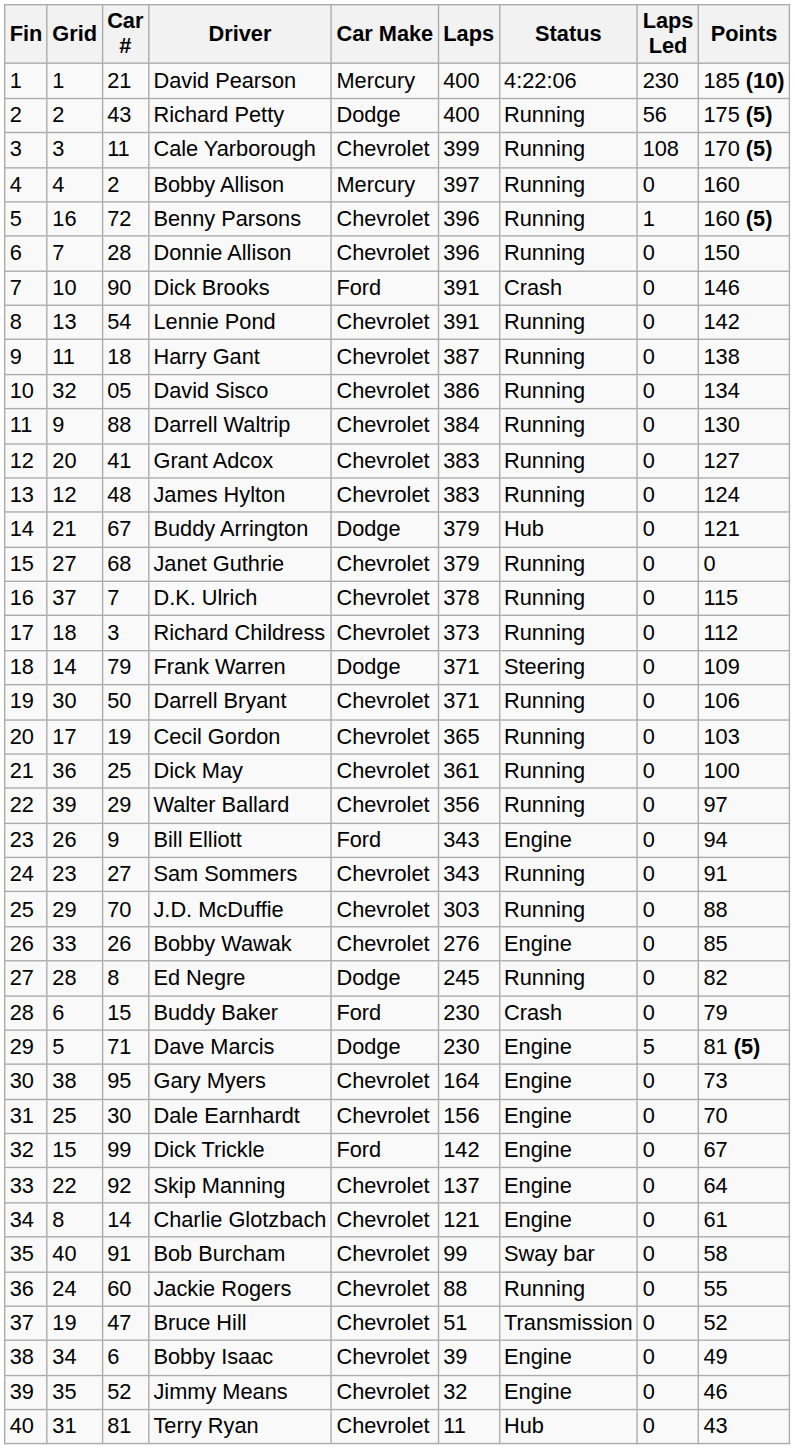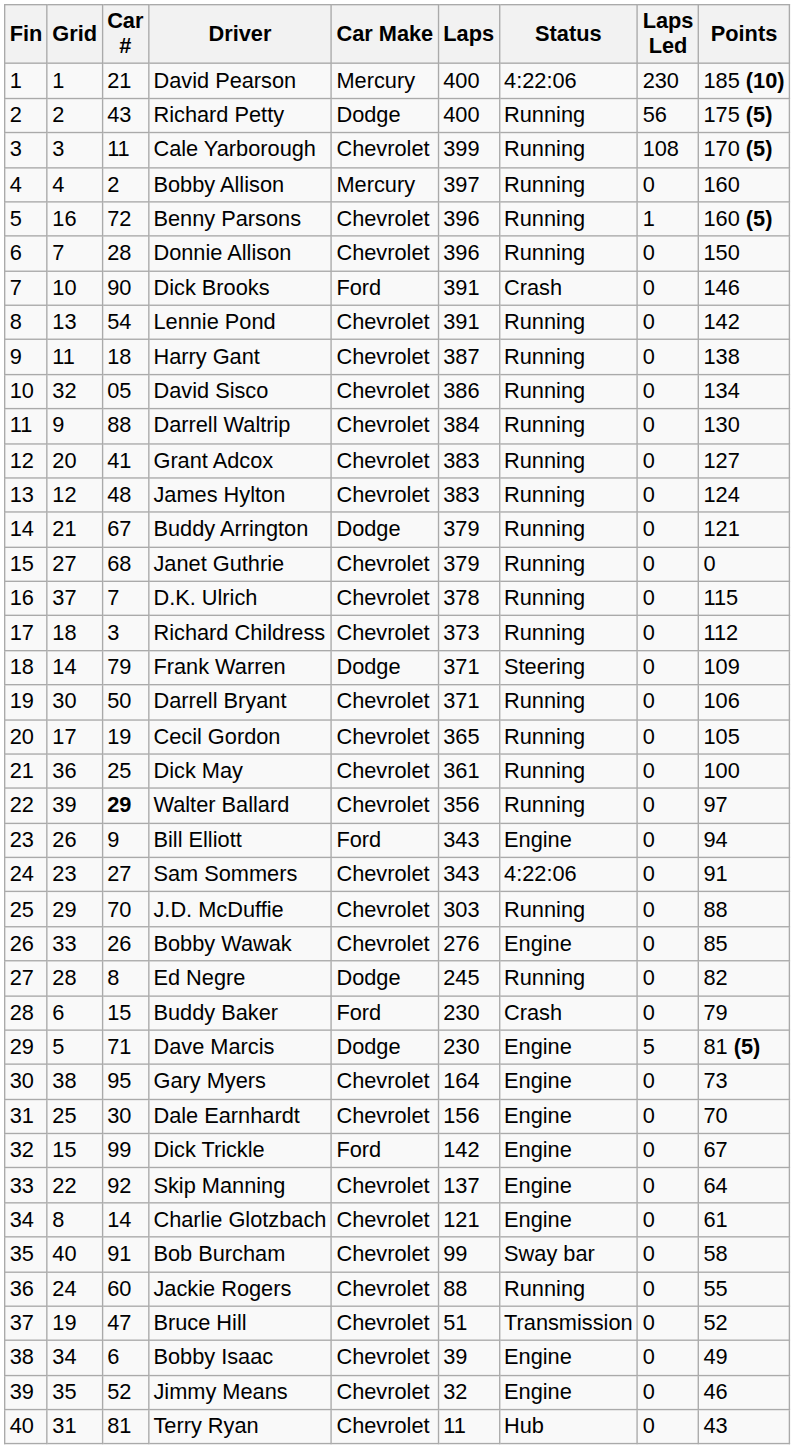(524, 529) Hub -> (545, 529) Running
(722, 736) 103 -> (722, 736) 105
(119, 805) normal -> (119, 805) bold
(545, 874) Running -> (540, 874) 4:22:06
